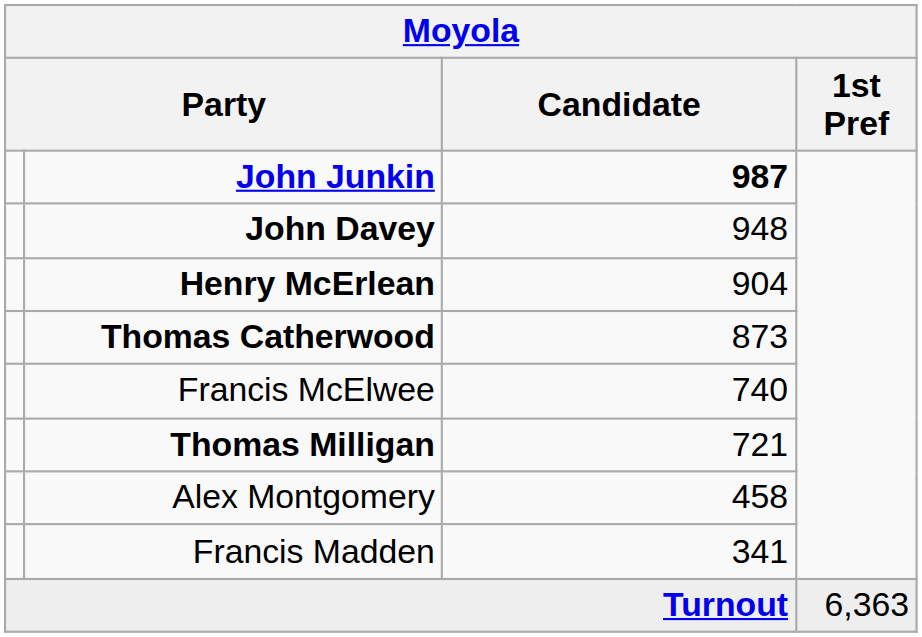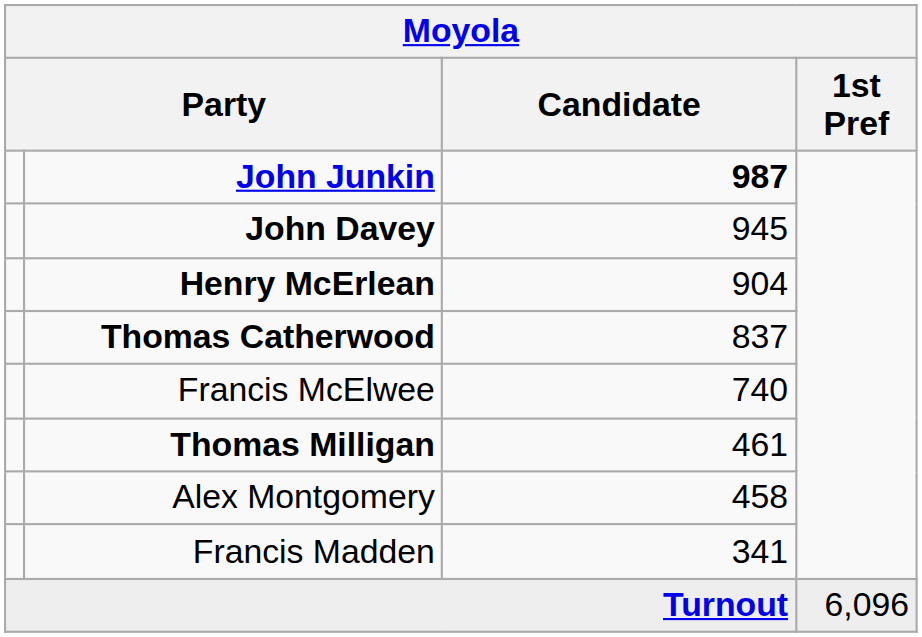(760, 229) 948 -> (760, 229) 945
(760, 336) 873 -> (760, 336) 837
(760, 444) 721 -> (760, 444) 461
(867, 604) 6,363 -> (867, 604) 6,096
